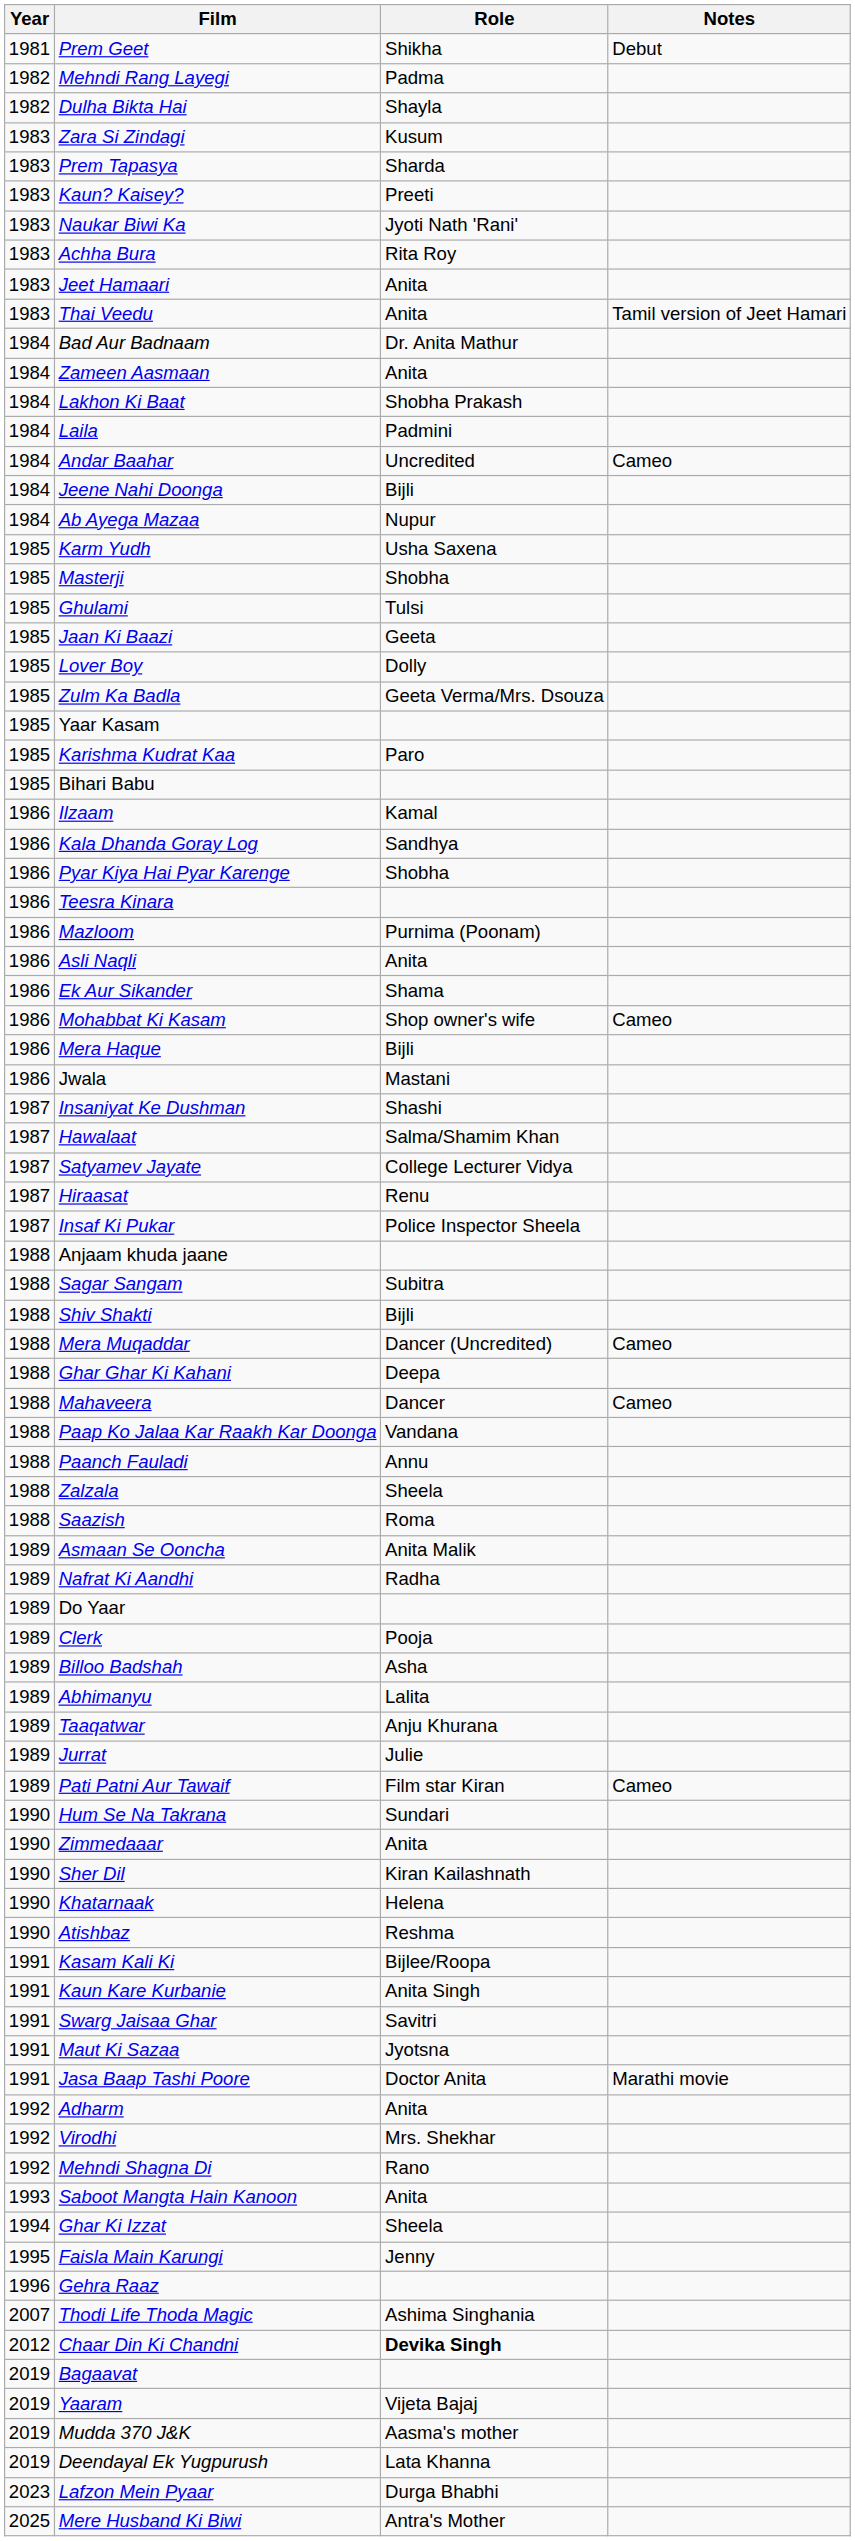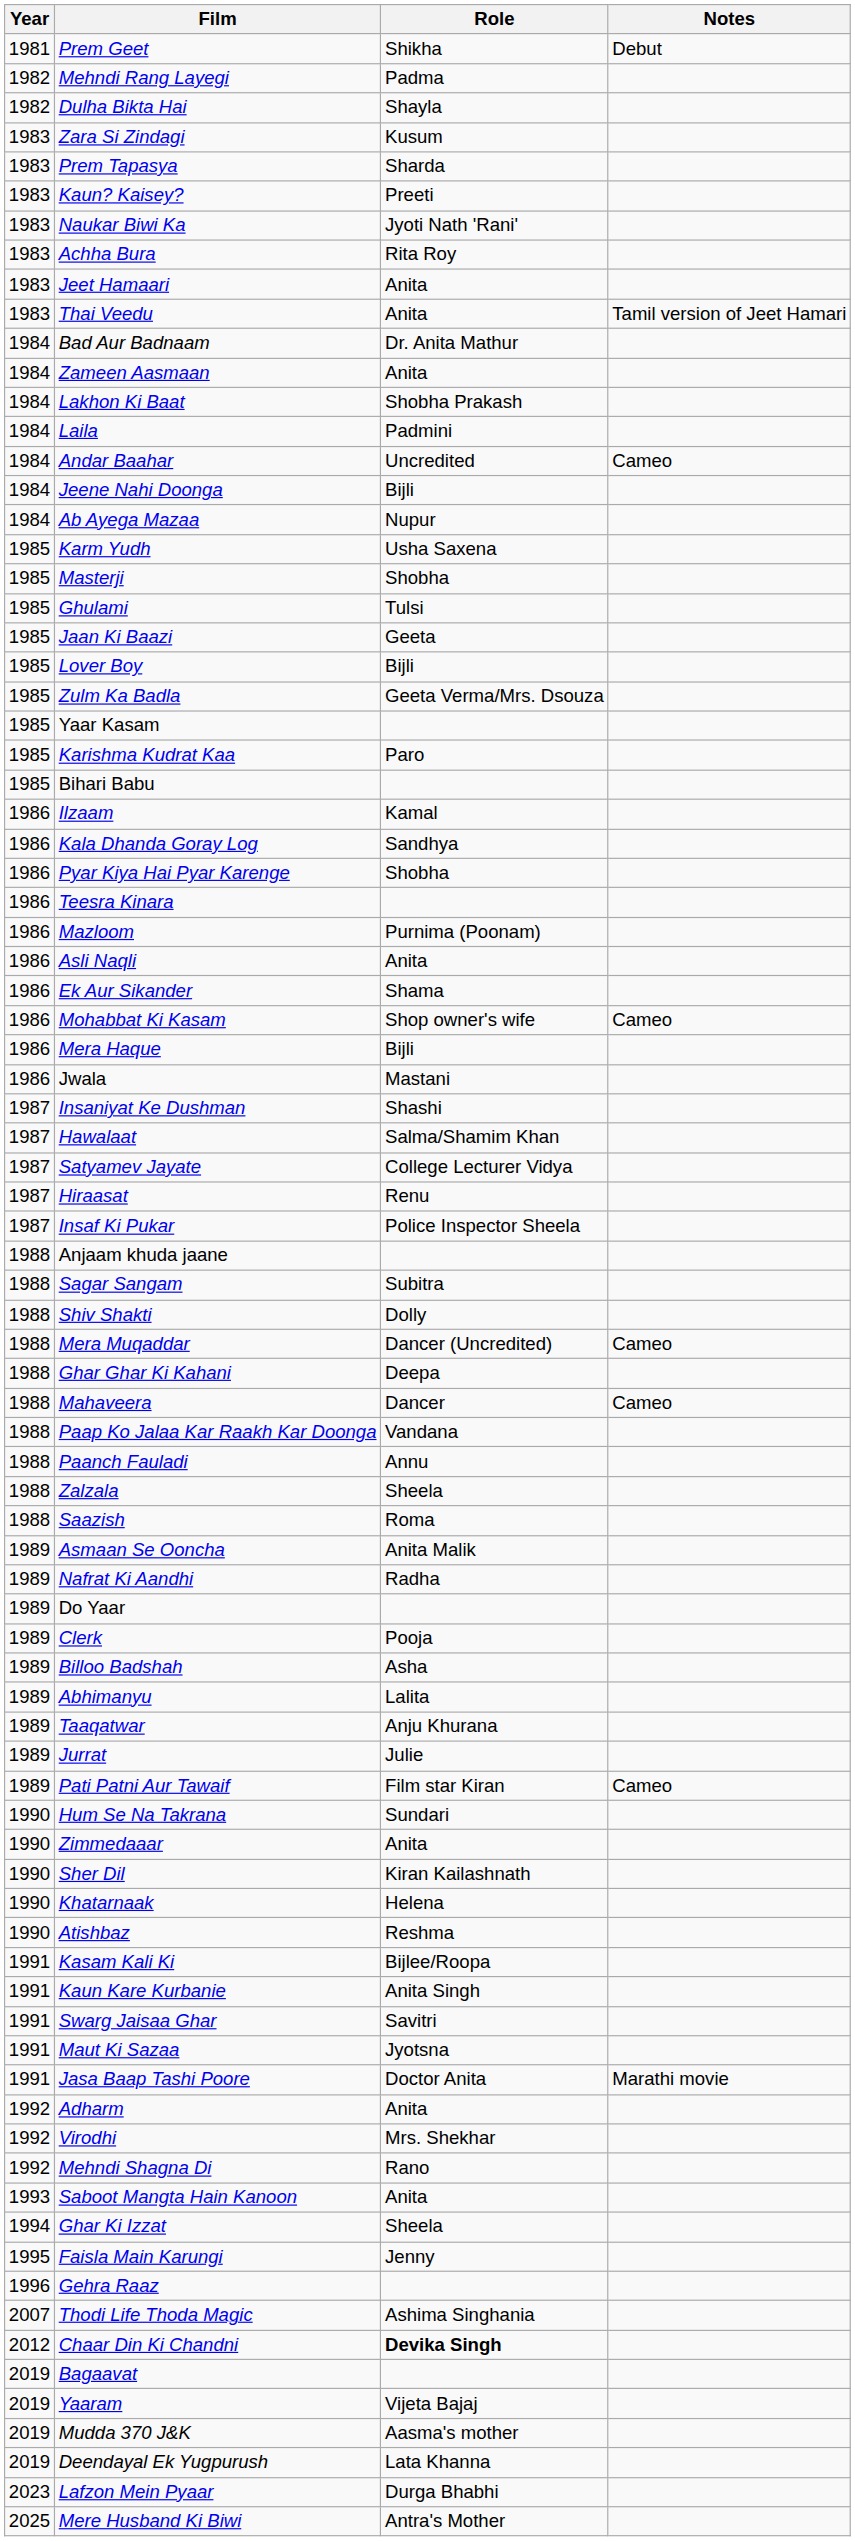(406, 666) Dolly -> (399, 666) Bijli
(399, 1314) Bijli -> (406, 1314) Dolly
